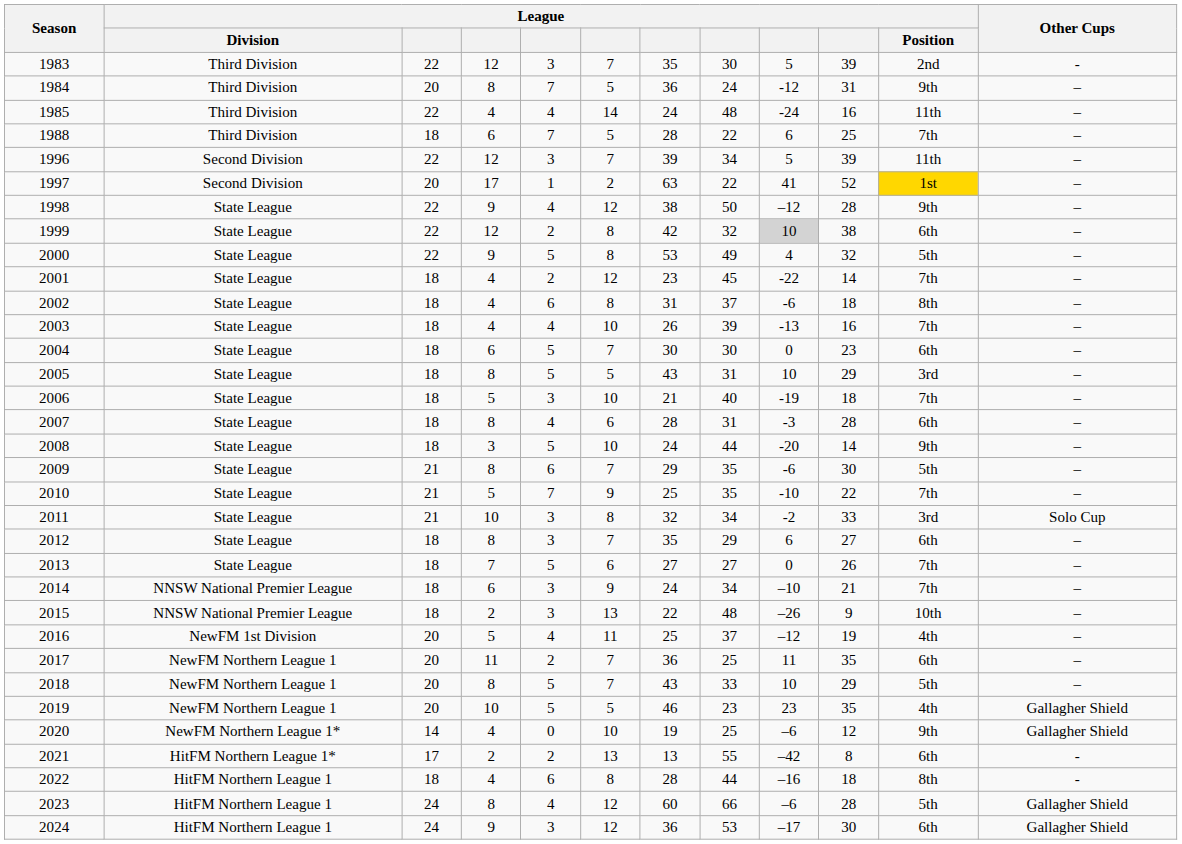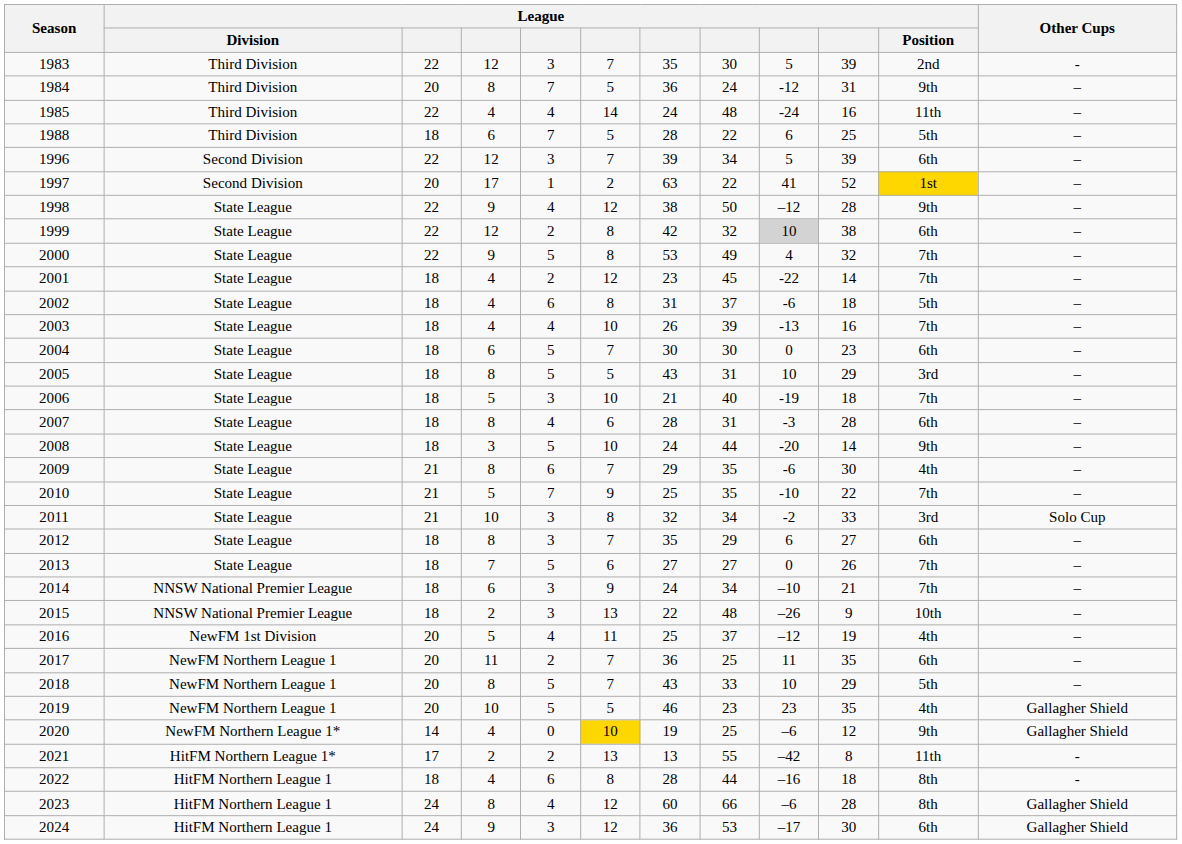(928, 135) 7th -> (928, 135) 5th
(928, 159) 11th -> (928, 159) 6th
(928, 254) 5th -> (928, 254) 7th
(928, 302) 8th -> (928, 302) 5th
(928, 469) 5th -> (928, 469) 4th
(610, 732) no background -> (610, 732) gold background
(928, 755) 6th -> (928, 755) 11th
(928, 803) 5th -> (928, 803) 8th
